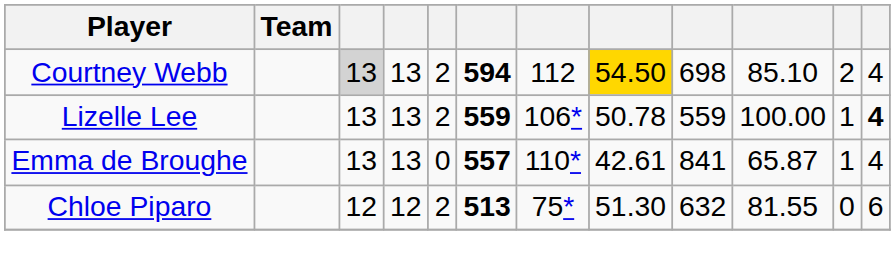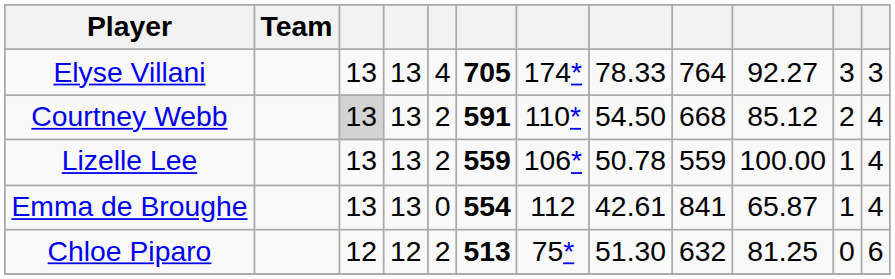+ row: (129, 71)
(487, 71) 594 -> (487, 116) 591
(553, 71) 112 -> (553, 116) 110*
(631, 71) gold background -> (631, 116) no background
(703, 71) 698 -> (703, 116) 668
(783, 71) 85.10 -> (783, 116) 85.12
(876, 116) bold -> (876, 161) normal
(487, 161) 557 -> (487, 206) 554
(553, 161) 110* -> (553, 206) 112
(783, 206) 81.55 -> (783, 251) 81.25
